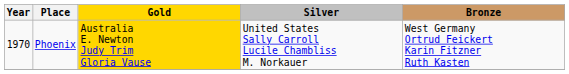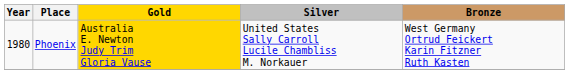(18, 45) 1970 -> (18, 45) 1980
